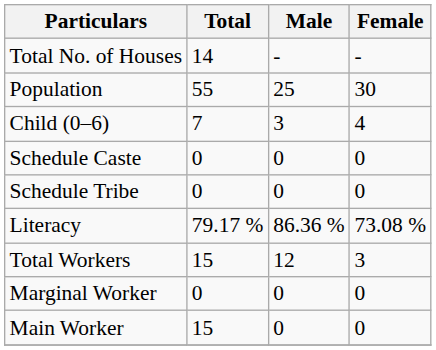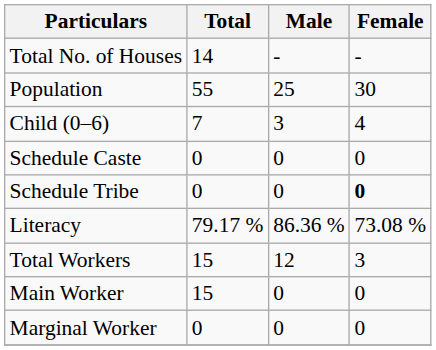(360, 191) normal -> (360, 191) bold
rows swapped: (67, 327) <-> (83, 293)
